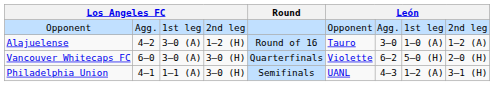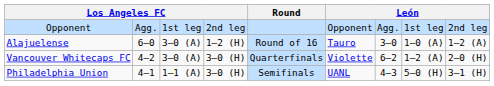(146, 42) 4–2 -> (146, 42) 6–0
(146, 58) 6–0 -> (146, 58) 4–2
(424, 58) 5–0 (H) -> (424, 58) 1–2 (A)
(424, 73) 1–2 (A) -> (424, 73) 5–0 (H)
